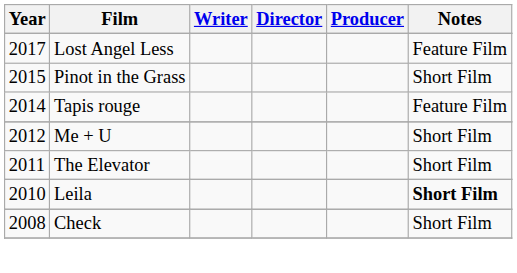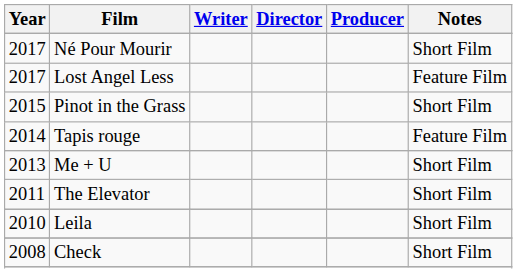+ row: (113, 48)
(27, 135) 2012 -> (27, 164) 2013
(455, 194) bold -> (452, 223) normal
